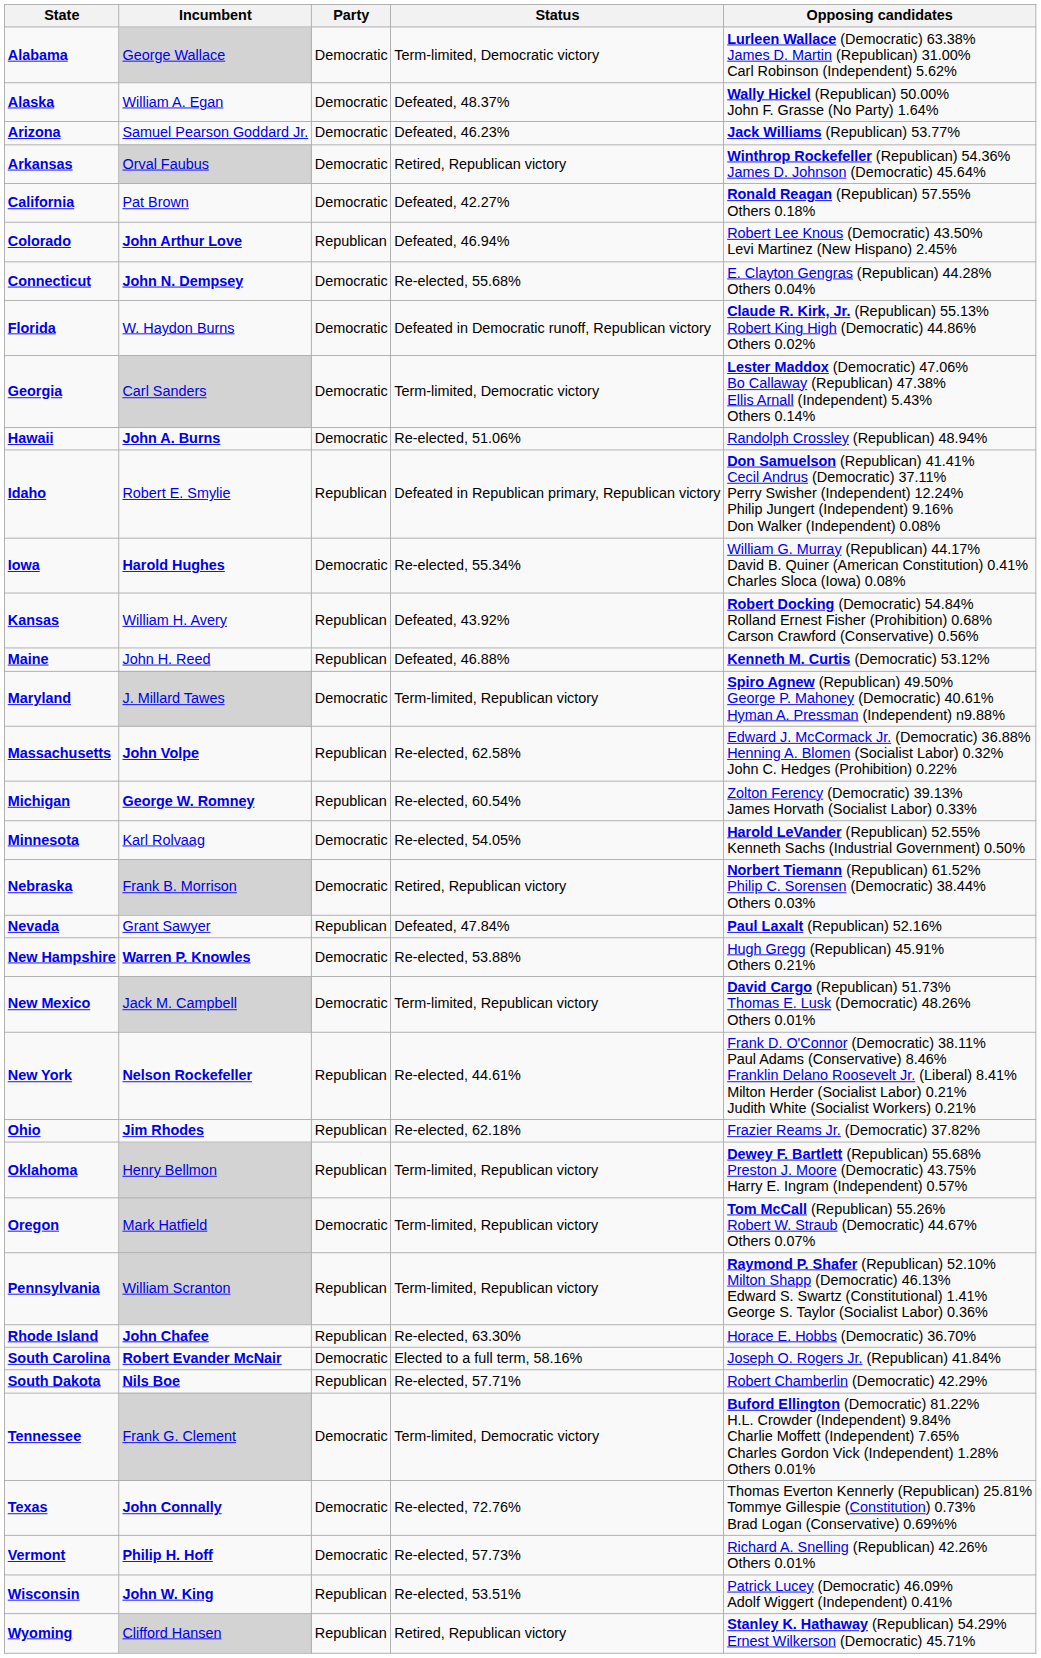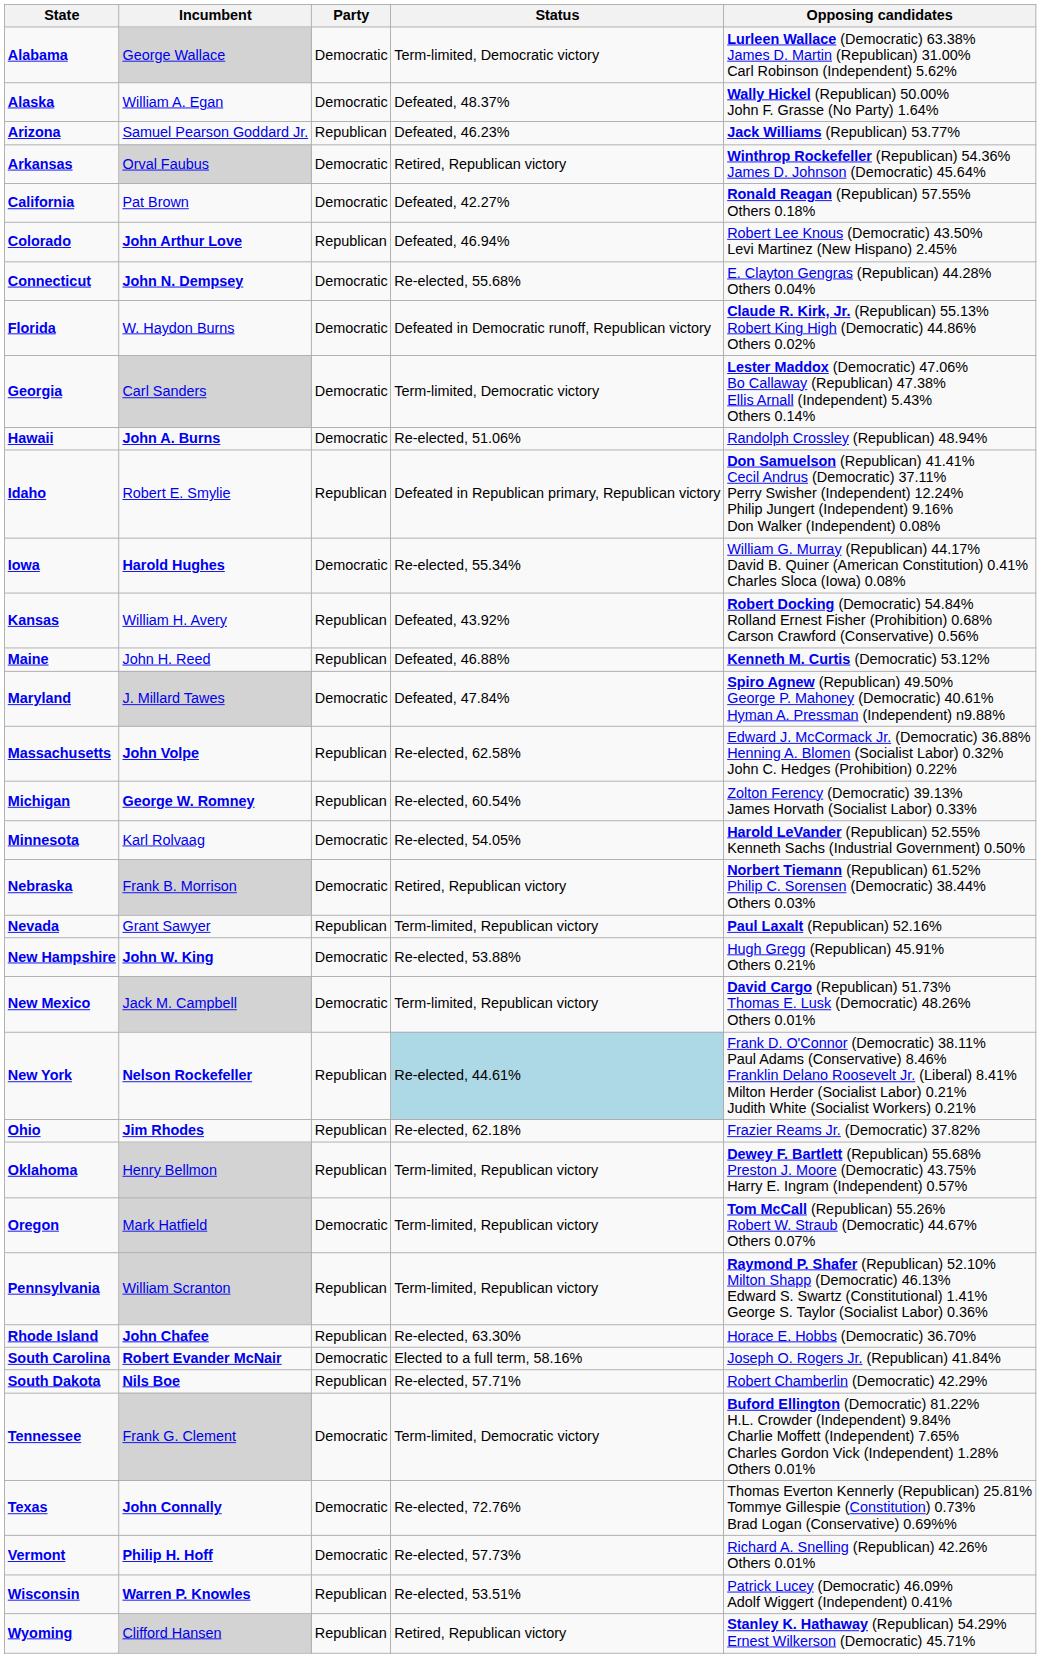(351, 133) Democratic -> (351, 133) Republican
(496, 698) Term-limited, Republican victory -> (452, 698) Defeated, 47.84%
(452, 926) Defeated, 47.84% -> (496, 926) Term-limited, Republican victory
(186, 957) Warren P. Knowles -> (168, 957) John W. King
(457, 1075) no background -> (457, 1075) lightblue background
(168, 1594) John W. King -> (186, 1594) Warren P. Knowles
